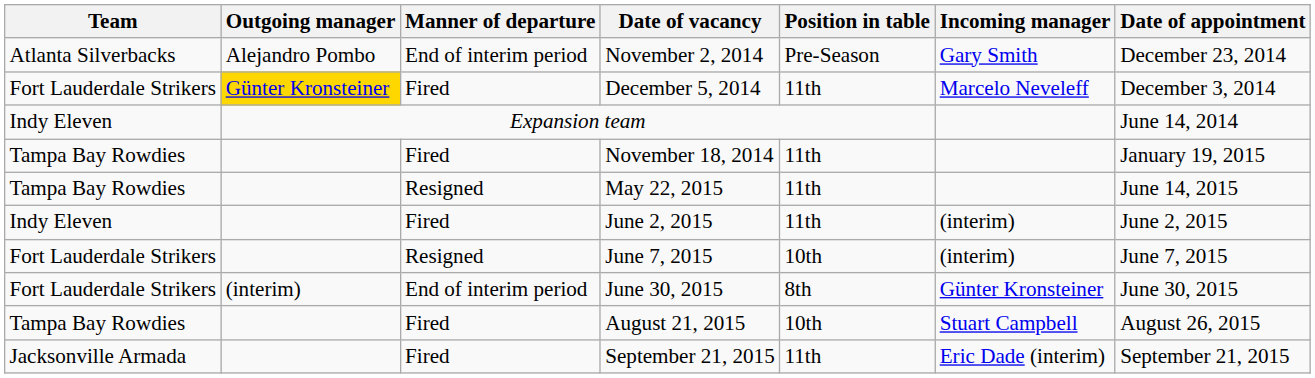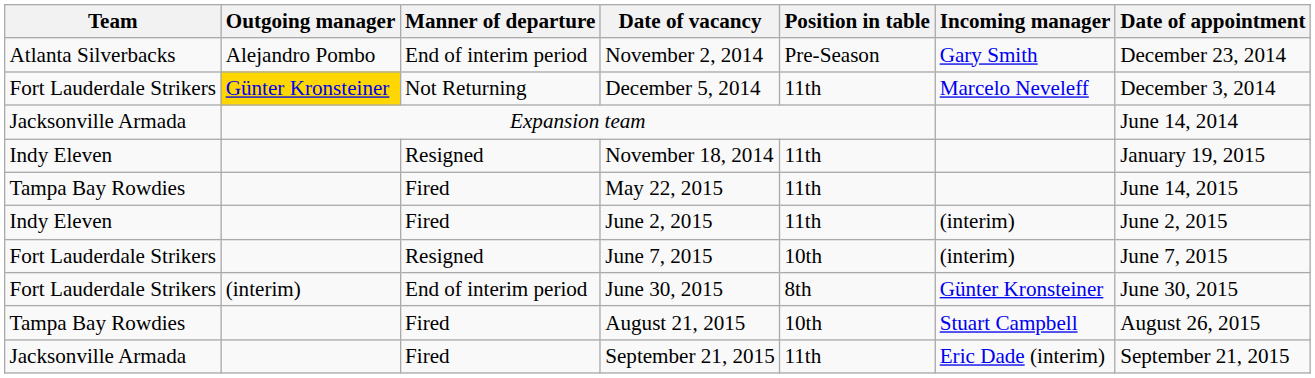(427, 88) Fired -> (466, 88) Not Returning
(61, 121) Indy Eleven -> (98, 121) Jacksonville Armada
(97, 155) Tampa Bay Rowdies -> (61, 155) Indy Eleven
(427, 155) Fired -> (444, 155) Resigned
(444, 188) Resigned -> (427, 188) Fired
